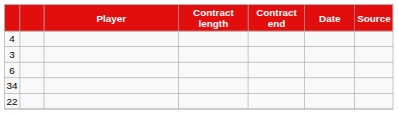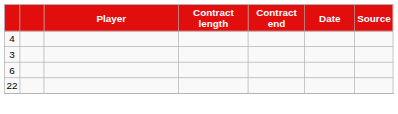- row: (12, 86)
